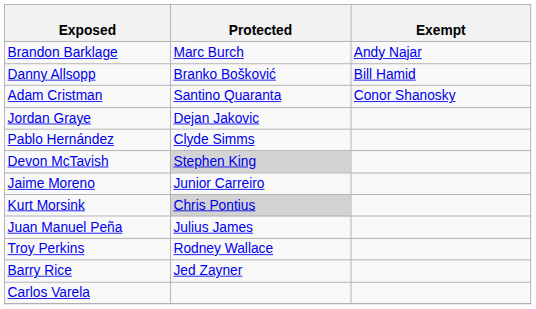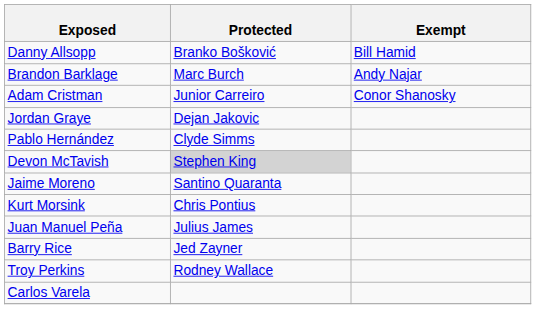rows swapped: (52, 74) <-> (63, 52)
(227, 96) Santino Quaranta -> (219, 96) Junior Carreiro
(219, 183) Junior Carreiro -> (227, 183) Santino Quaranta
(214, 205) lightgrey background -> (214, 205) no background
rows swapped: (46, 249) <-> (40, 270)
